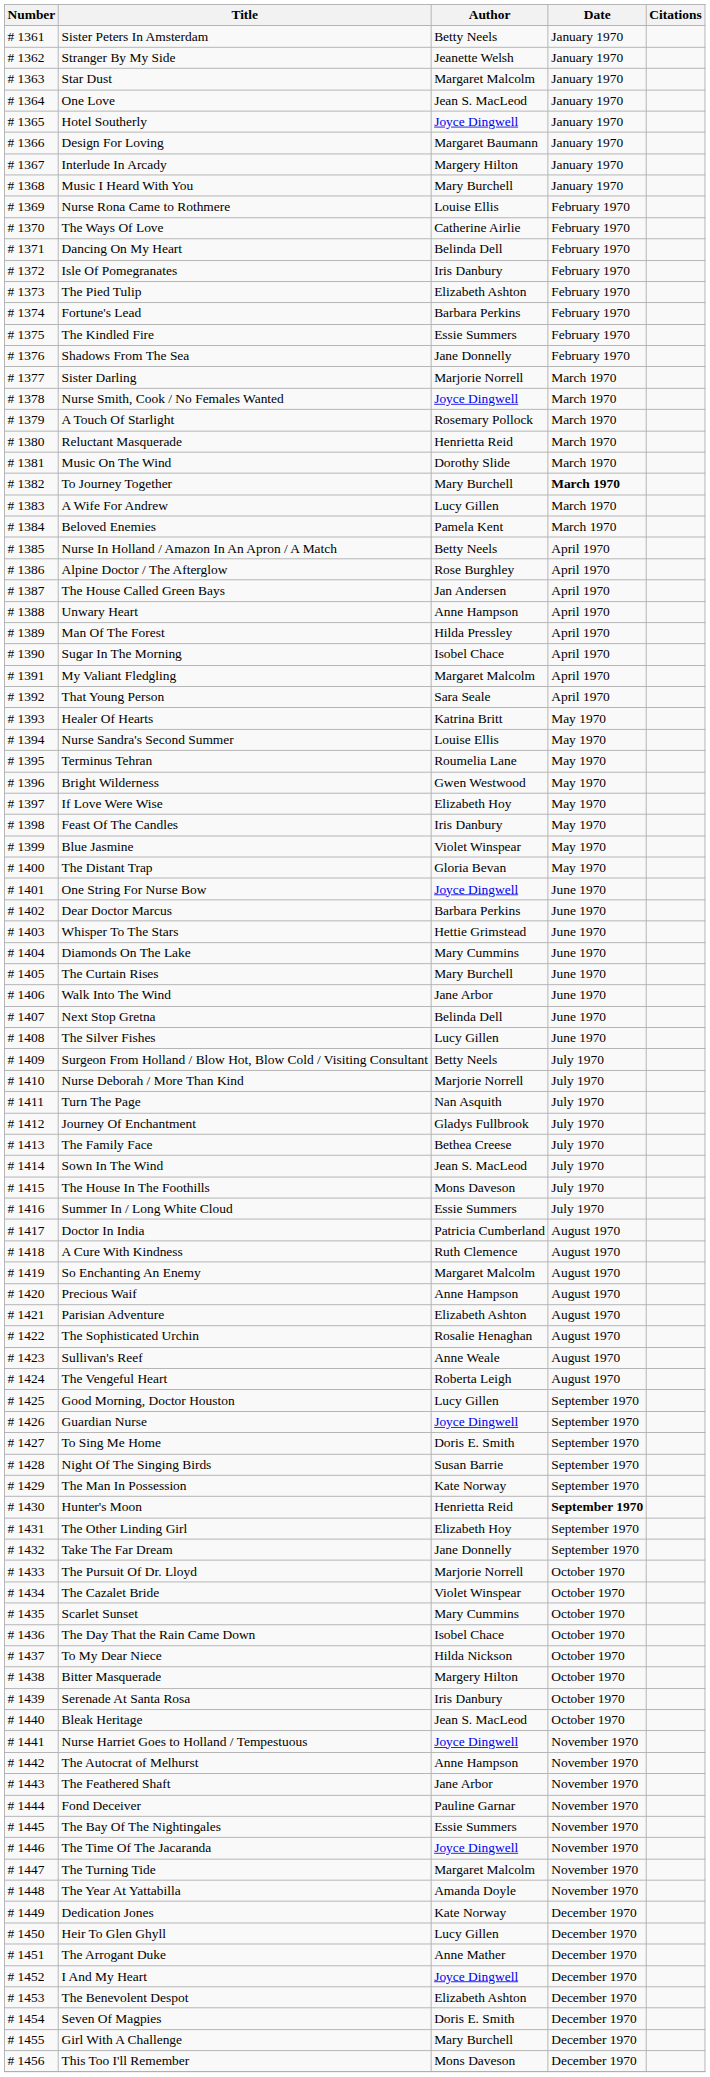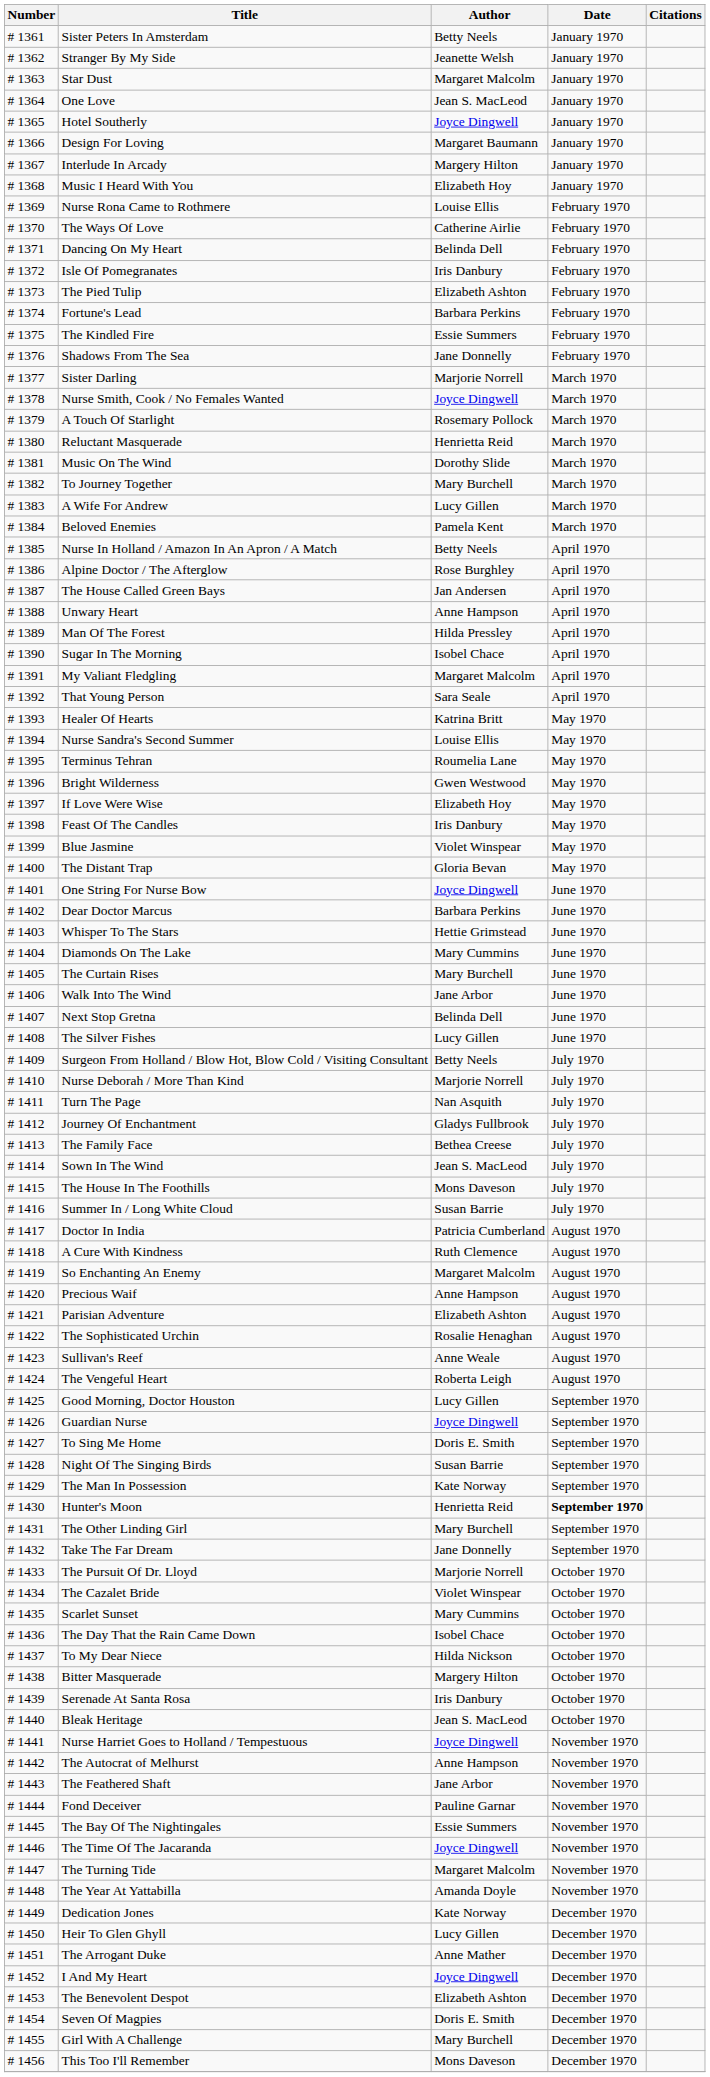(474, 185) Mary Burchell -> (473, 185) Elizabeth Hoy
(586, 484) bold -> (584, 484) normal
(475, 1208) Essie Summers -> (469, 1208) Susan Barrie
(473, 1528) Elizabeth Hoy -> (474, 1528) Mary Burchell
